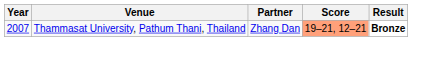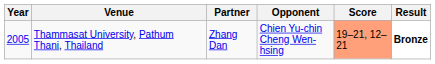+ column: (296, 13)
(18, 29) 2007 -> (18, 40) 2005
